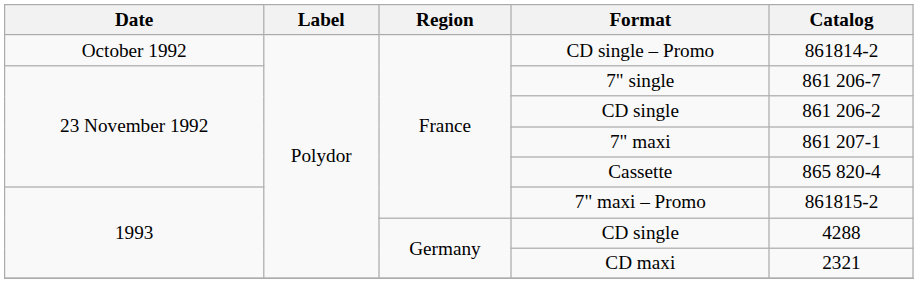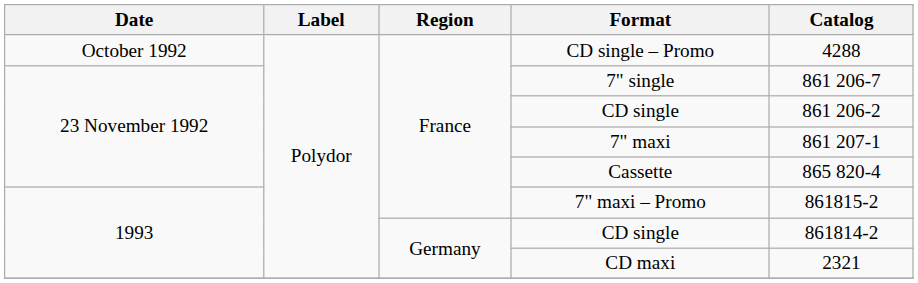(841, 50) 861814-2 -> (841, 50) 4288
(841, 232) 4288 -> (841, 232) 861814-2
